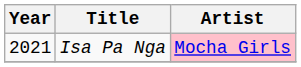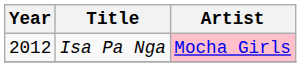(30, 48) 2021 -> (30, 48) 2012
